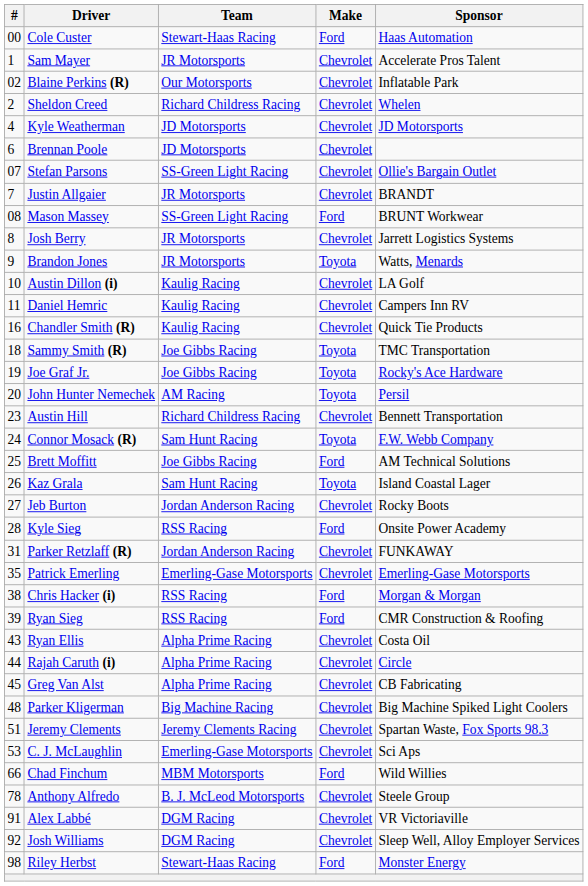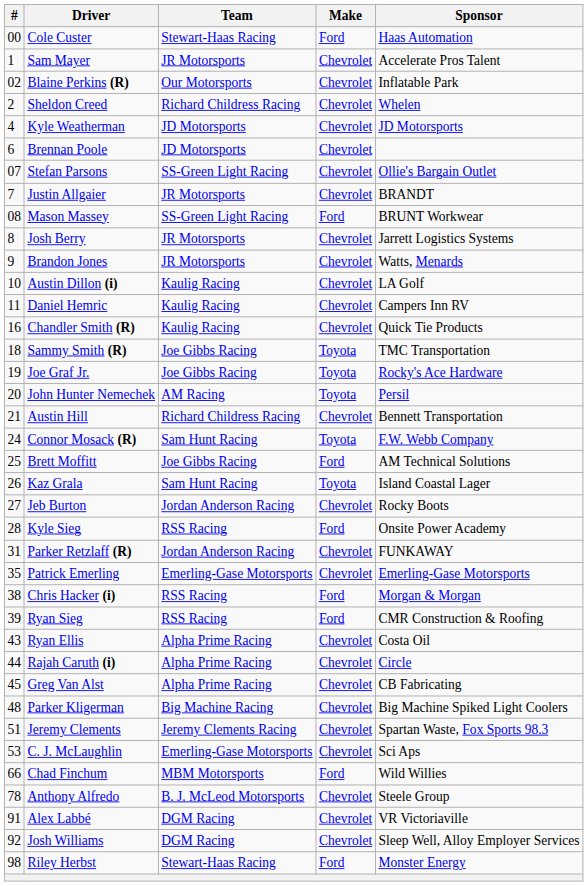(338, 261) Toyota -> (346, 261) Chevrolet
(14, 417) 23 -> (14, 417) 21
